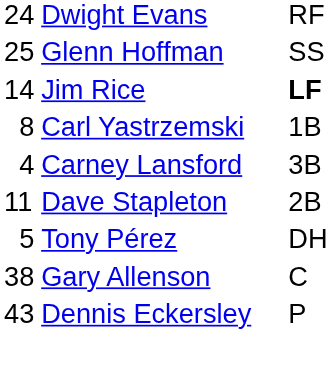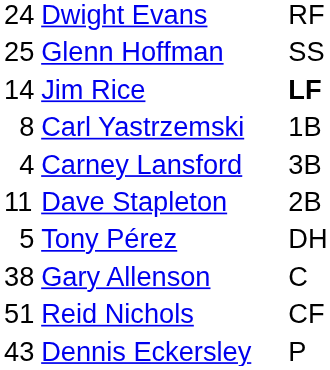+ row: (117, 314)
